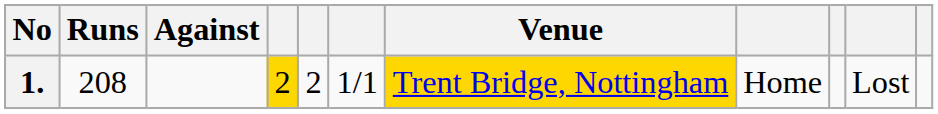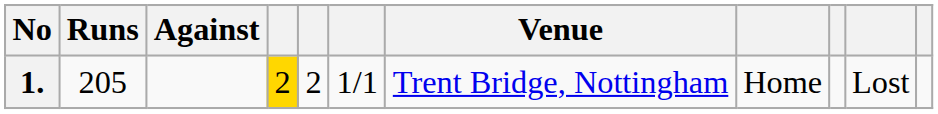(103, 81) 208 -> (103, 81) 205
(561, 81) gold background -> (561, 81) no background
